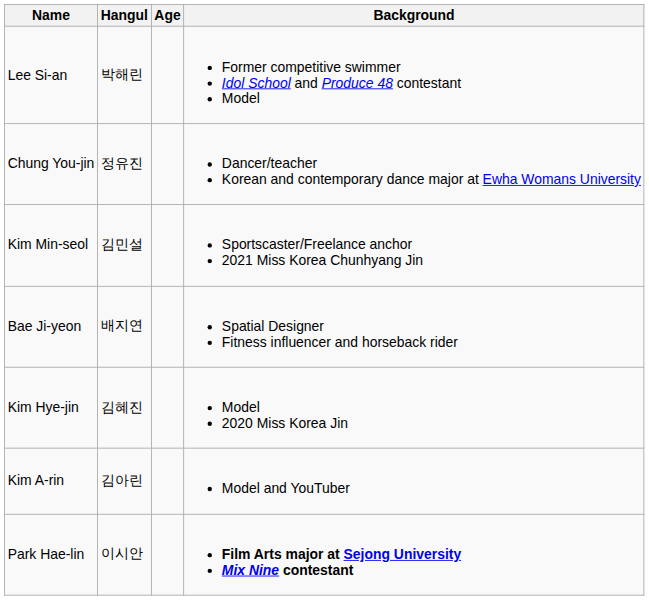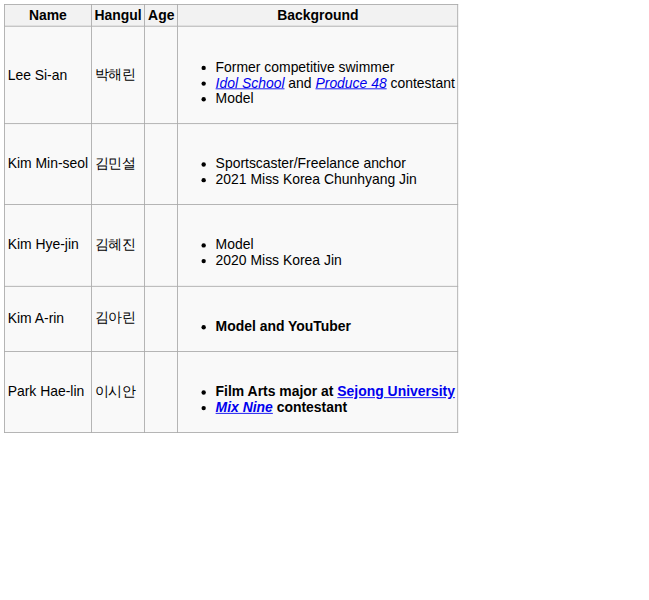- row: (51, 164)
- row: (44, 326)
(414, 489) normal -> (318, 326) bold
